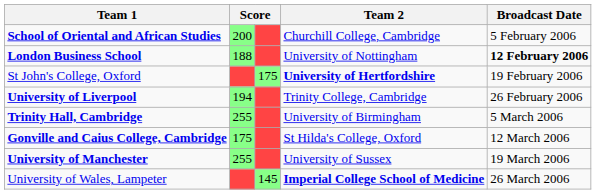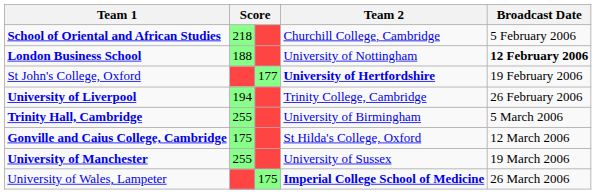(242, 35) 200 -> (242, 35) 218
(268, 76) 175 -> (268, 76) 177
(268, 179) 145 -> (268, 179) 175
